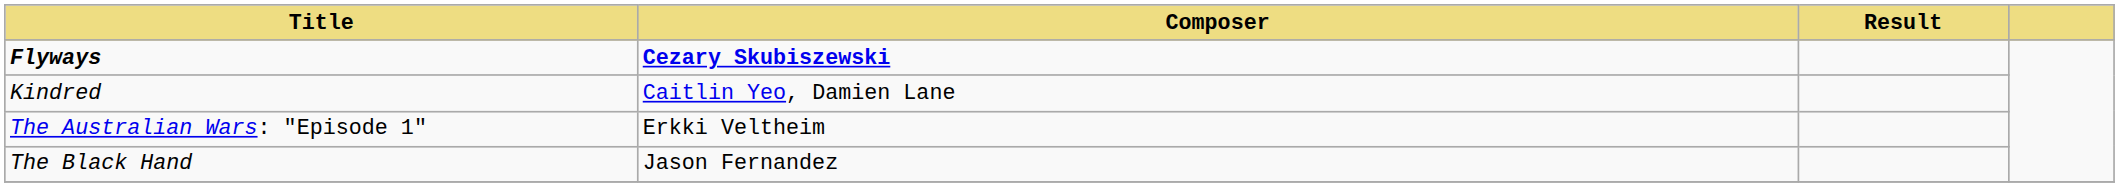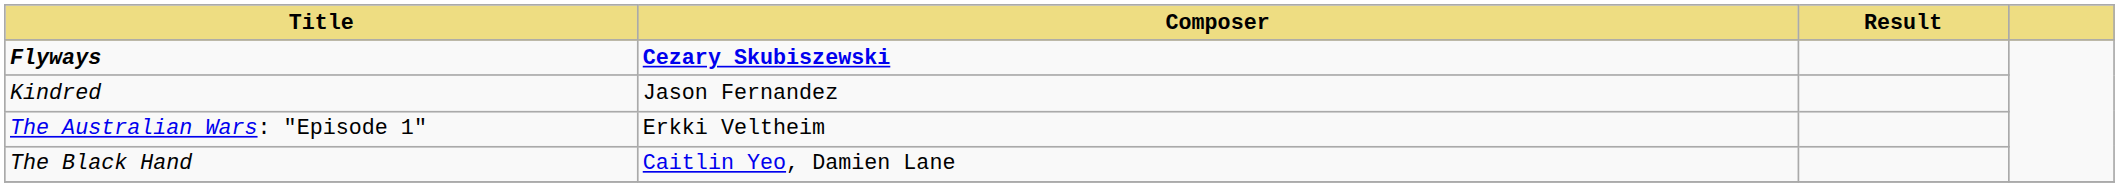(799, 93) Caitlin Yeo, Damien Lane -> (740, 93) Jason Fernandez
(740, 164) Jason Fernandez -> (799, 164) Caitlin Yeo, Damien Lane
